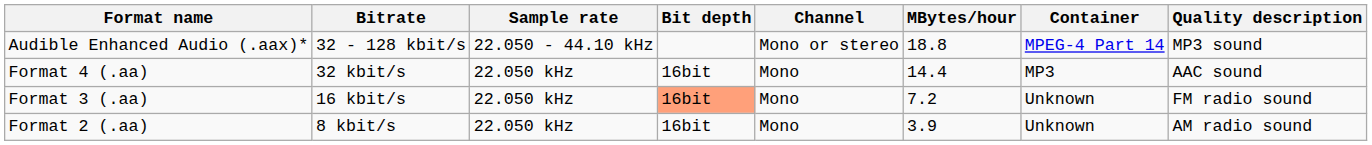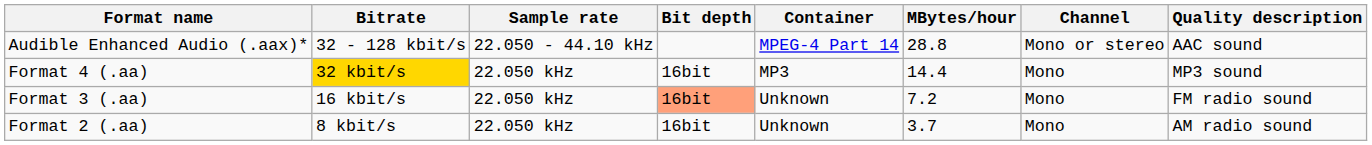columns swapped: (829, 18) <-> (1095, 18)
(927, 45) 18.8 -> (927, 45) 28.8
(1217, 45) MP3 sound -> (1217, 45) AAC sound
(361, 72) no background -> (361, 72) gold background
(1217, 72) AAC sound -> (1217, 72) MP3 sound
(922, 127) 3.9 -> (922, 127) 3.7
